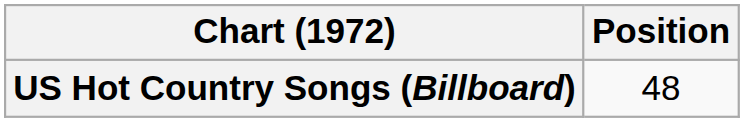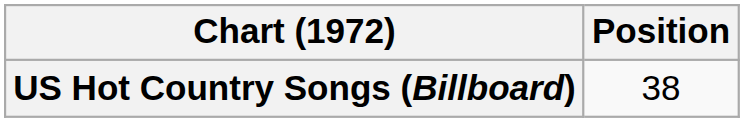(661, 87) 48 -> (661, 87) 38
